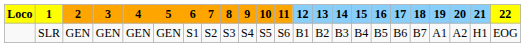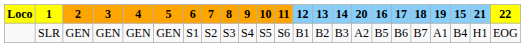columns swapped: (361, 14) <-> (460, 14)
